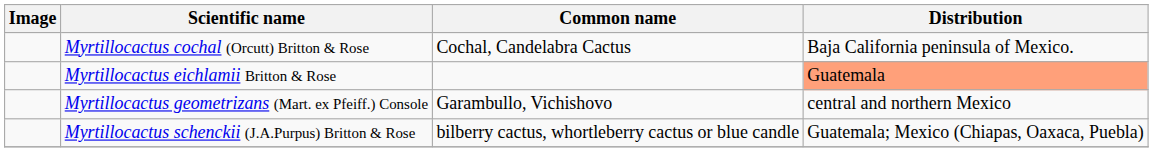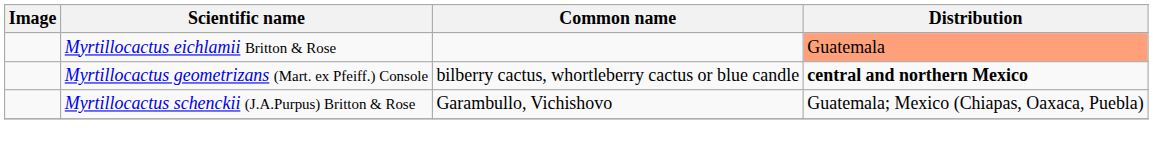- row: (217, 47)
(524, 103) Garambullo, Vichishovo -> (618, 75) bilberry cactus, whortleberry cactus or blue candle
(909, 103) normal -> (918, 75) bold
(618, 132) bilberry cactus, whortleberry cactus or blue candle -> (524, 103) Garambullo, Vichishovo
